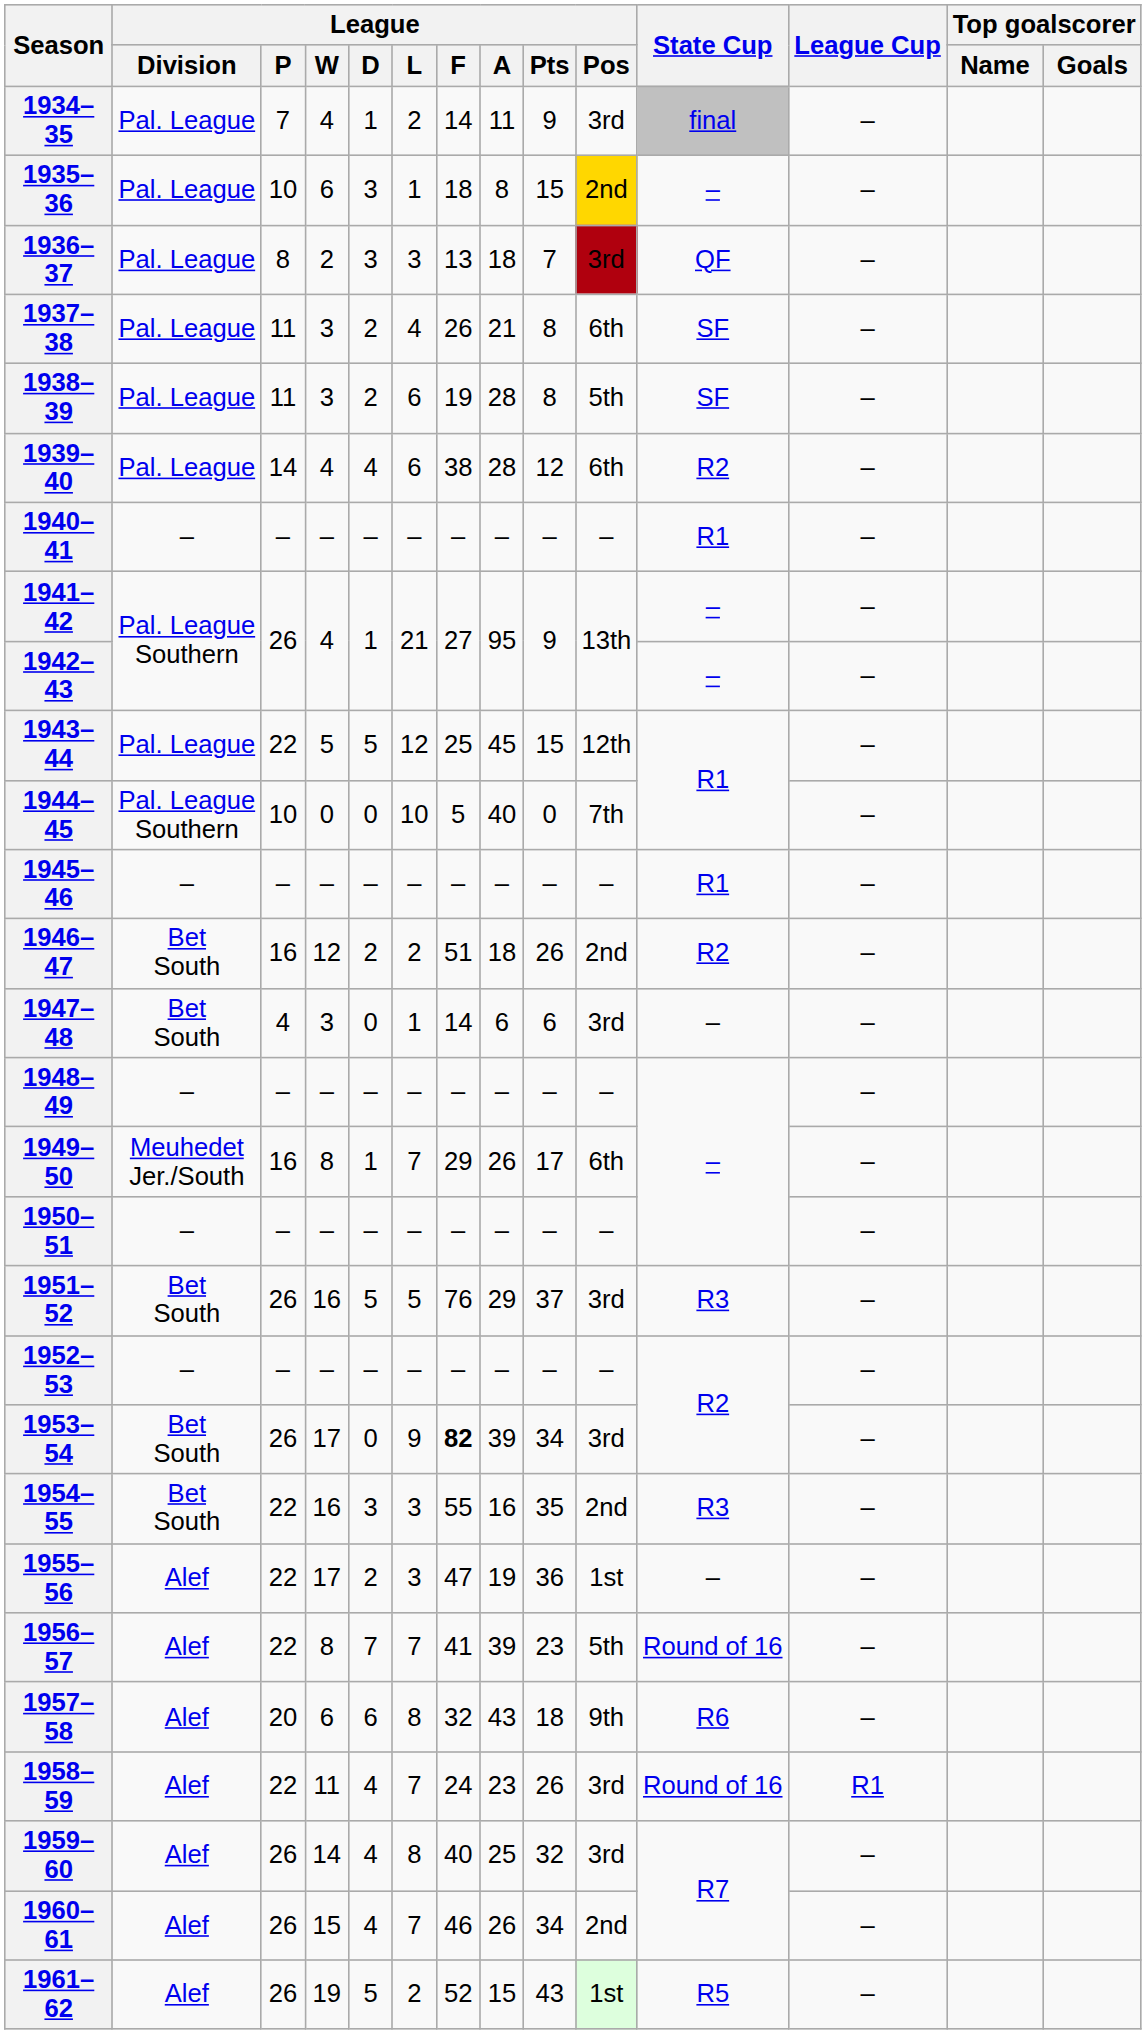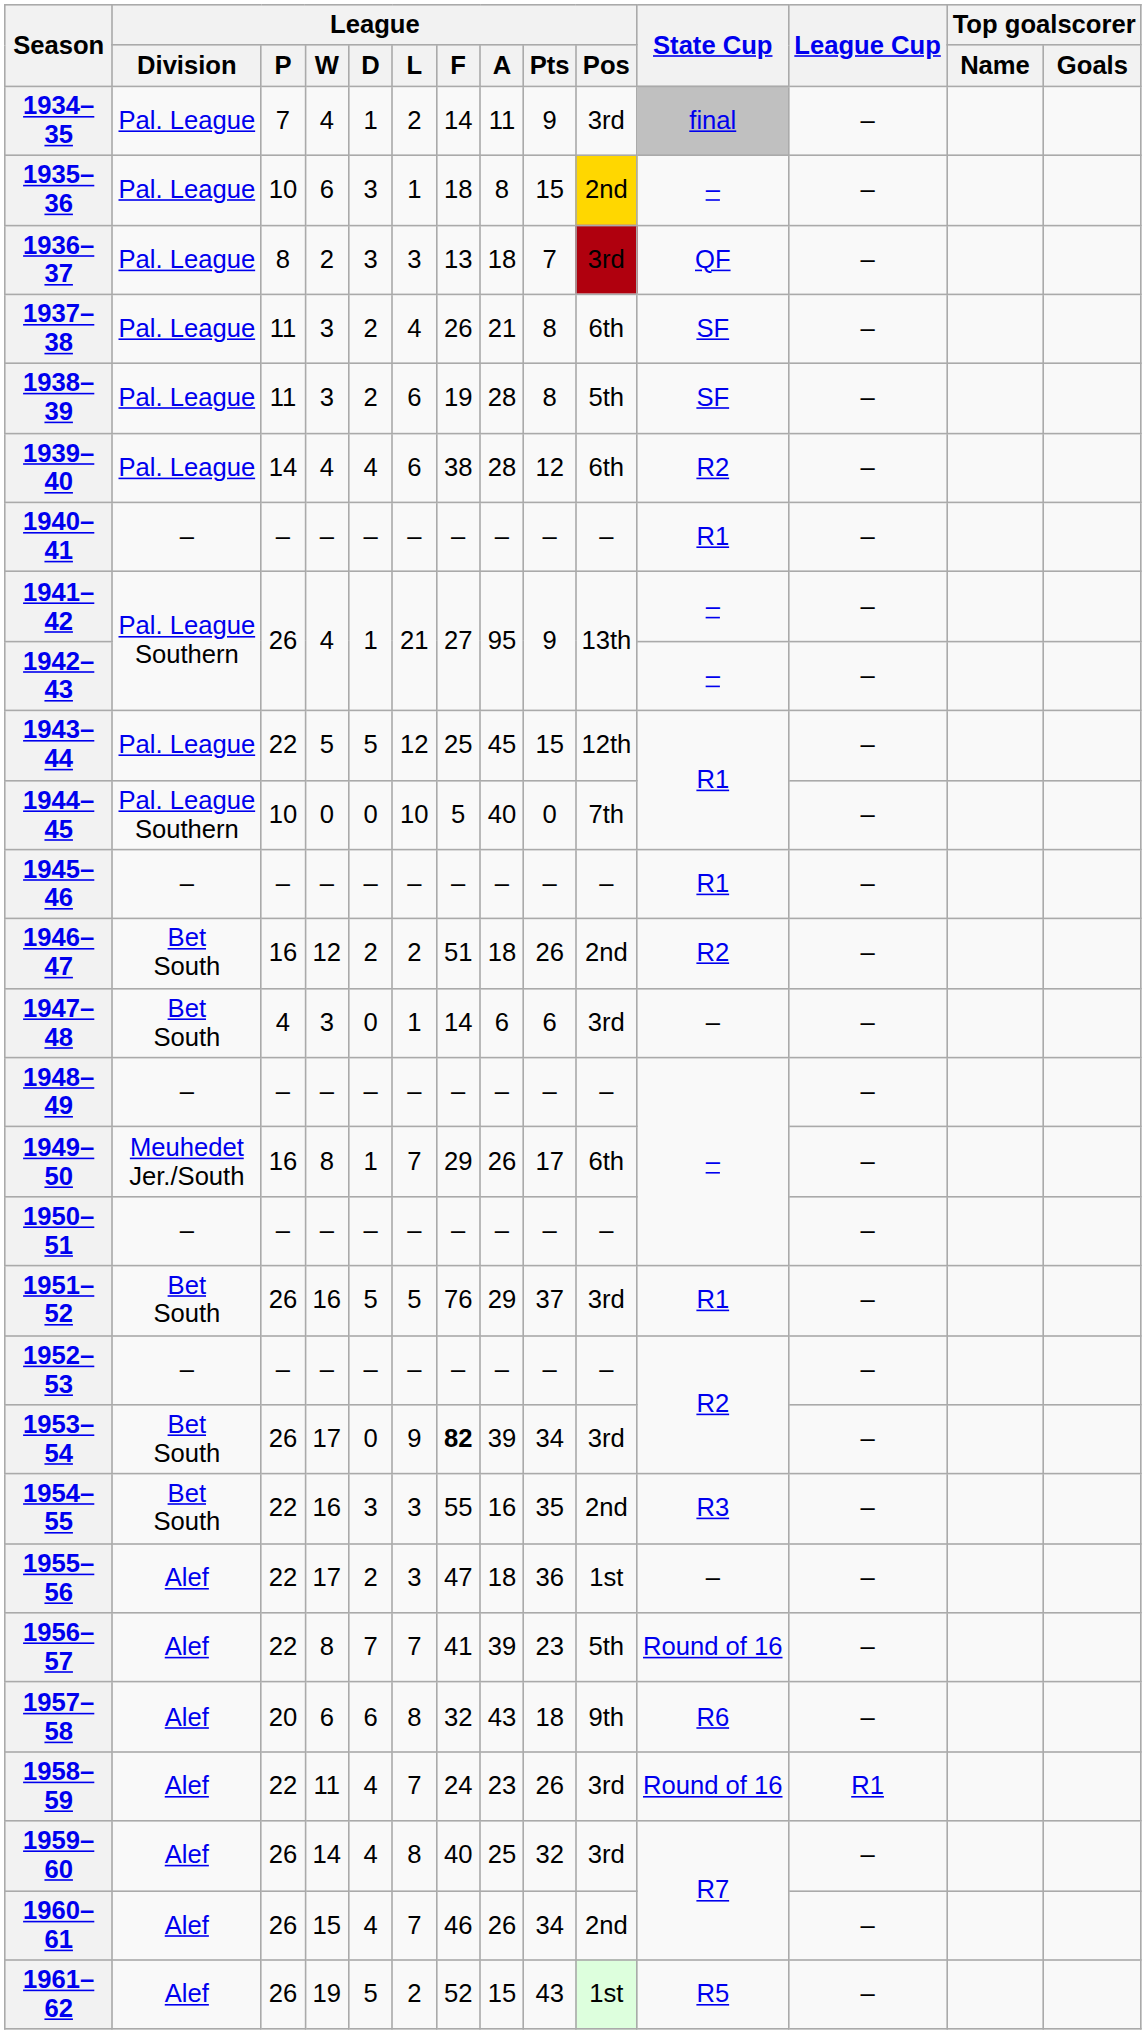(713, 1300) R3 -> (713, 1300) R1
(502, 1577) 19 -> (502, 1577) 18
